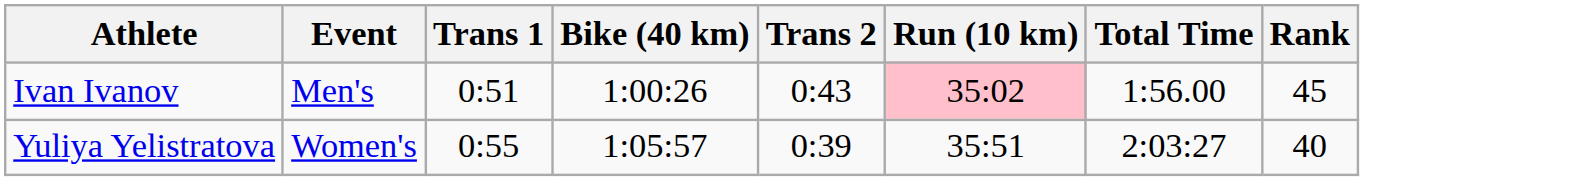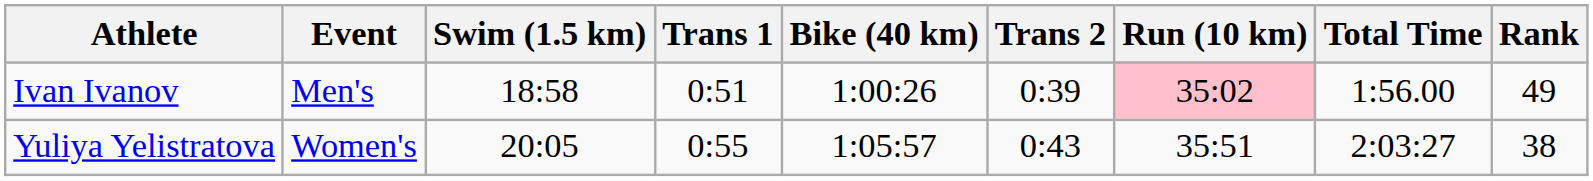+ column: (540, 33)
(821, 90) 0:43 -> (1050, 90) 0:39
(1310, 90) 45 -> (1539, 90) 49
(821, 146) 0:39 -> (1050, 146) 0:43
(1310, 146) 40 -> (1539, 146) 38
